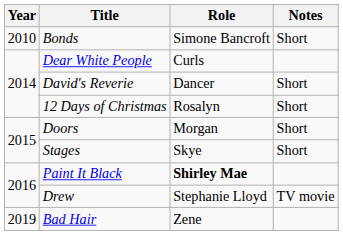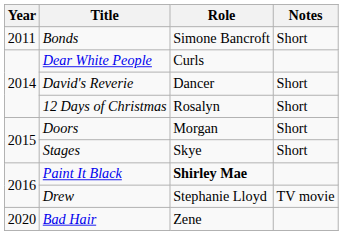(22, 38) 2010 -> (22, 38) 2011
(22, 219) 2019 -> (22, 219) 2020
